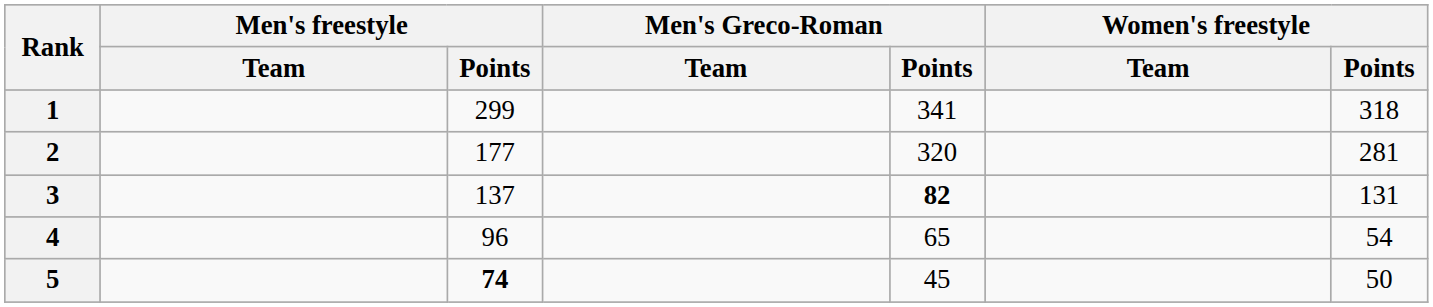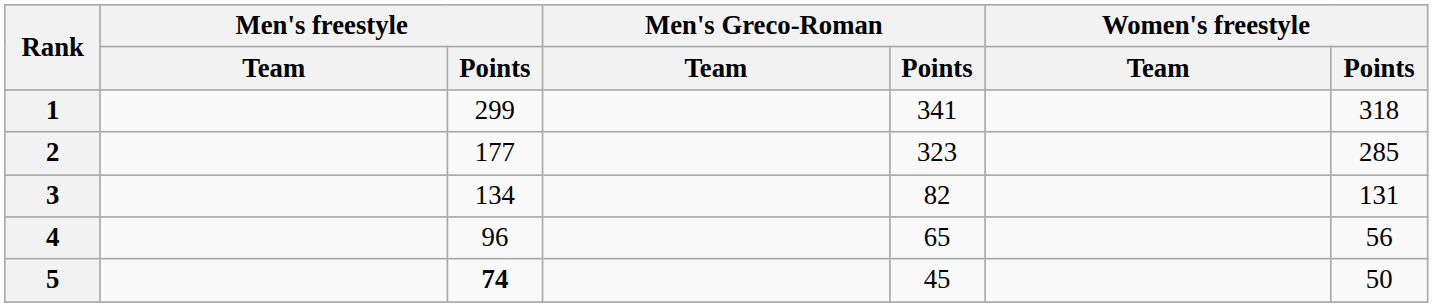(937, 152) 320 -> (937, 152) 323
(1379, 152) 281 -> (1379, 152) 285
(495, 195) 137 -> (495, 195) 134
(937, 195) bold -> (937, 195) normal
(1379, 237) 54 -> (1379, 237) 56
